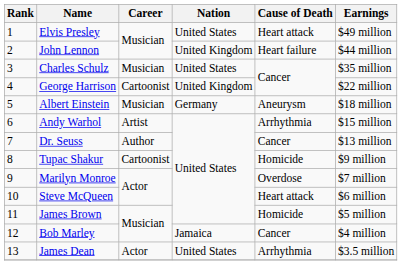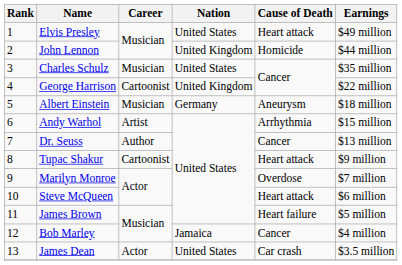(287, 50) Heart failure -> (281, 50) Homicide
(281, 159) Homicide -> (286, 159) Heart attack
(281, 214) Homicide -> (287, 214) Heart failure
(285, 251) Arrhythmia -> (280, 251) Car crash
